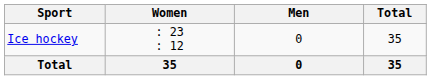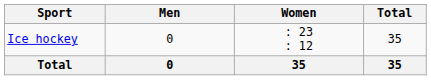columns swapped: (299, 14) <-> (170, 14)
